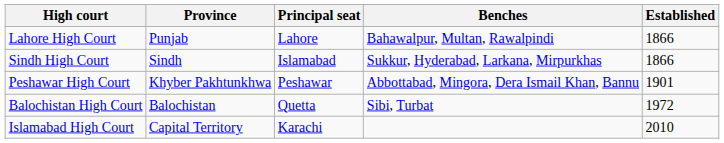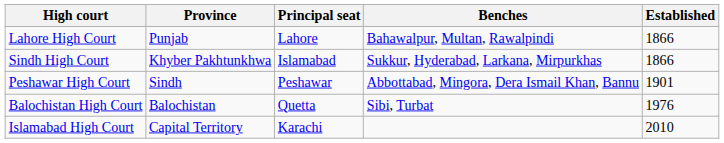(165, 60) Sindh -> (210, 60) Khyber Pakhtunkhwa
(210, 82) Khyber Pakhtunkhwa -> (165, 82) Sindh
(660, 104) 1972 -> (660, 104) 1976
